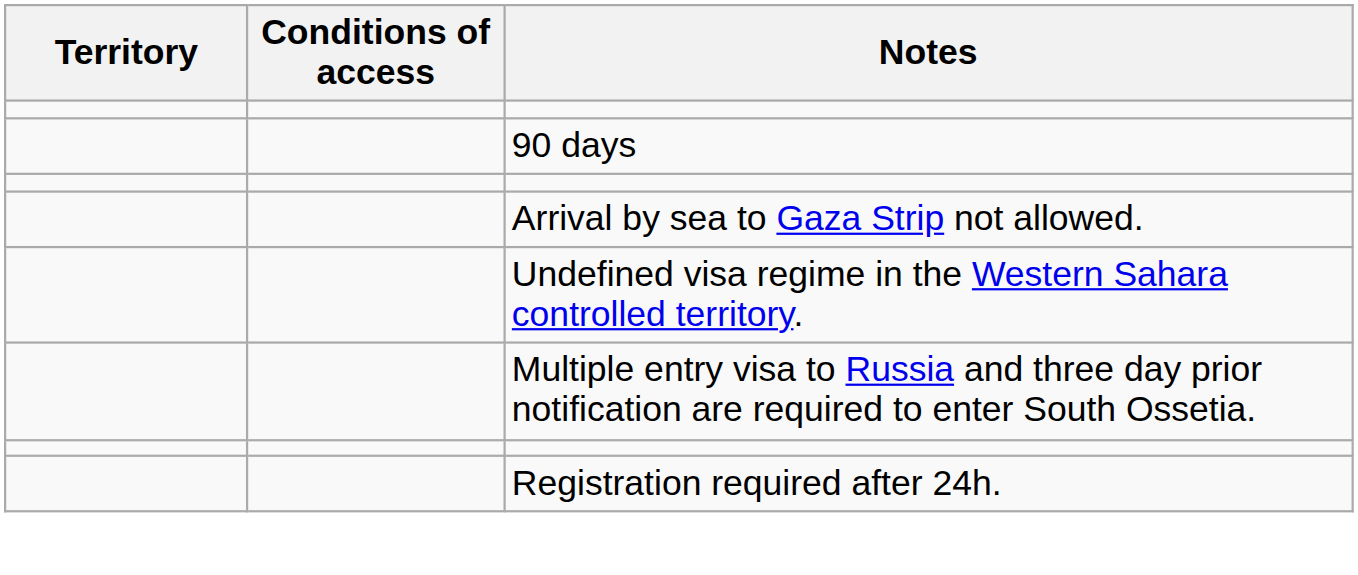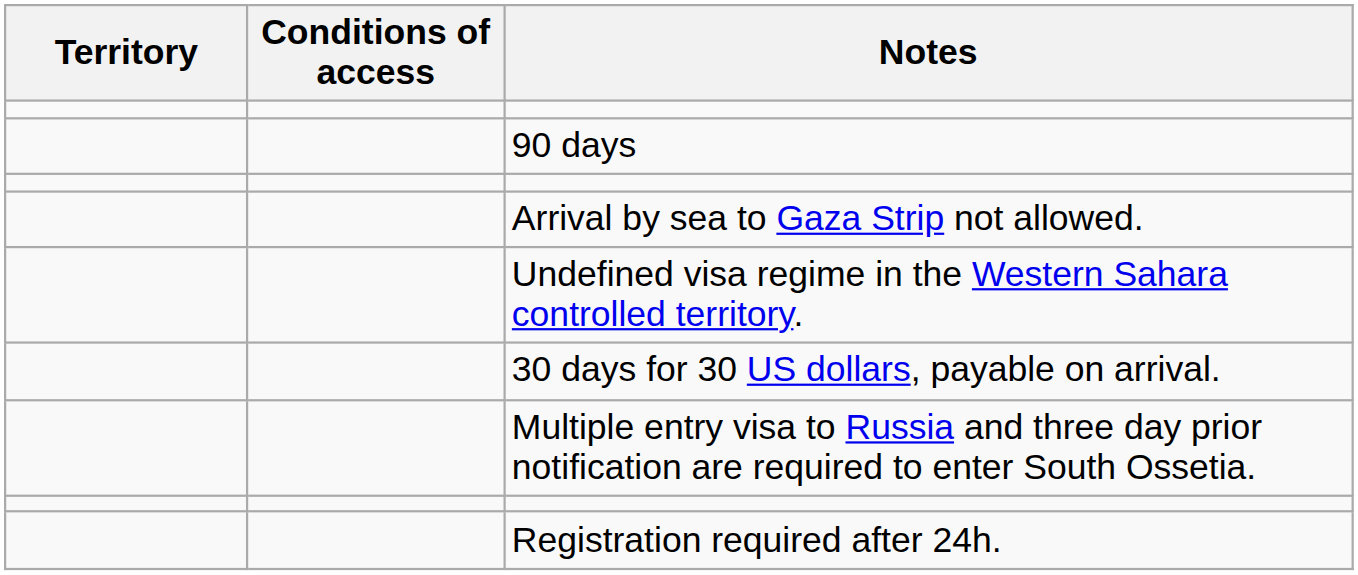+ row: (126, 371)
